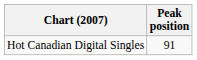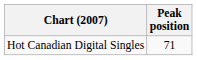(169, 45) 91 -> (169, 45) 71
